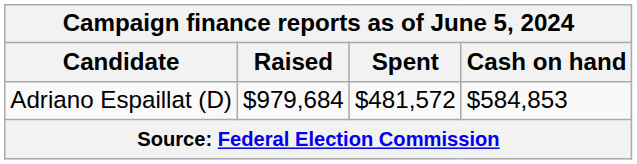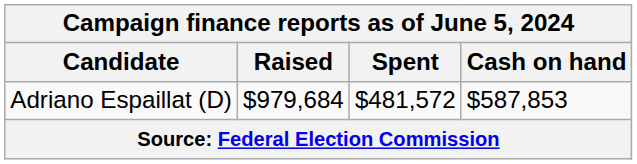(517, 100) $584,853 -> (517, 100) $587,853
